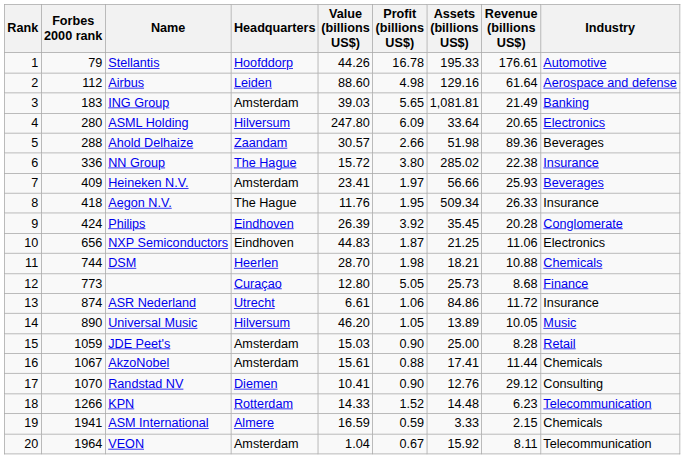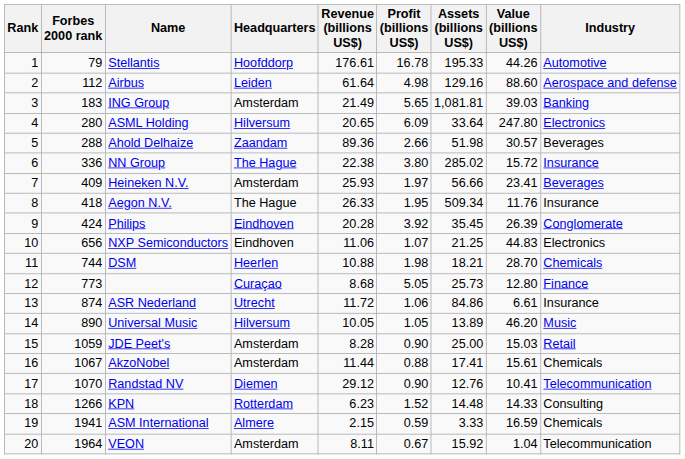columns swapped: (511, 28) <-> (345, 28)
(412, 243) 1.87 -> (416, 243) 1.07
(573, 383) Consulting -> (597, 383) Telecommunication
(597, 403) Telecommunication -> (573, 403) Consulting
